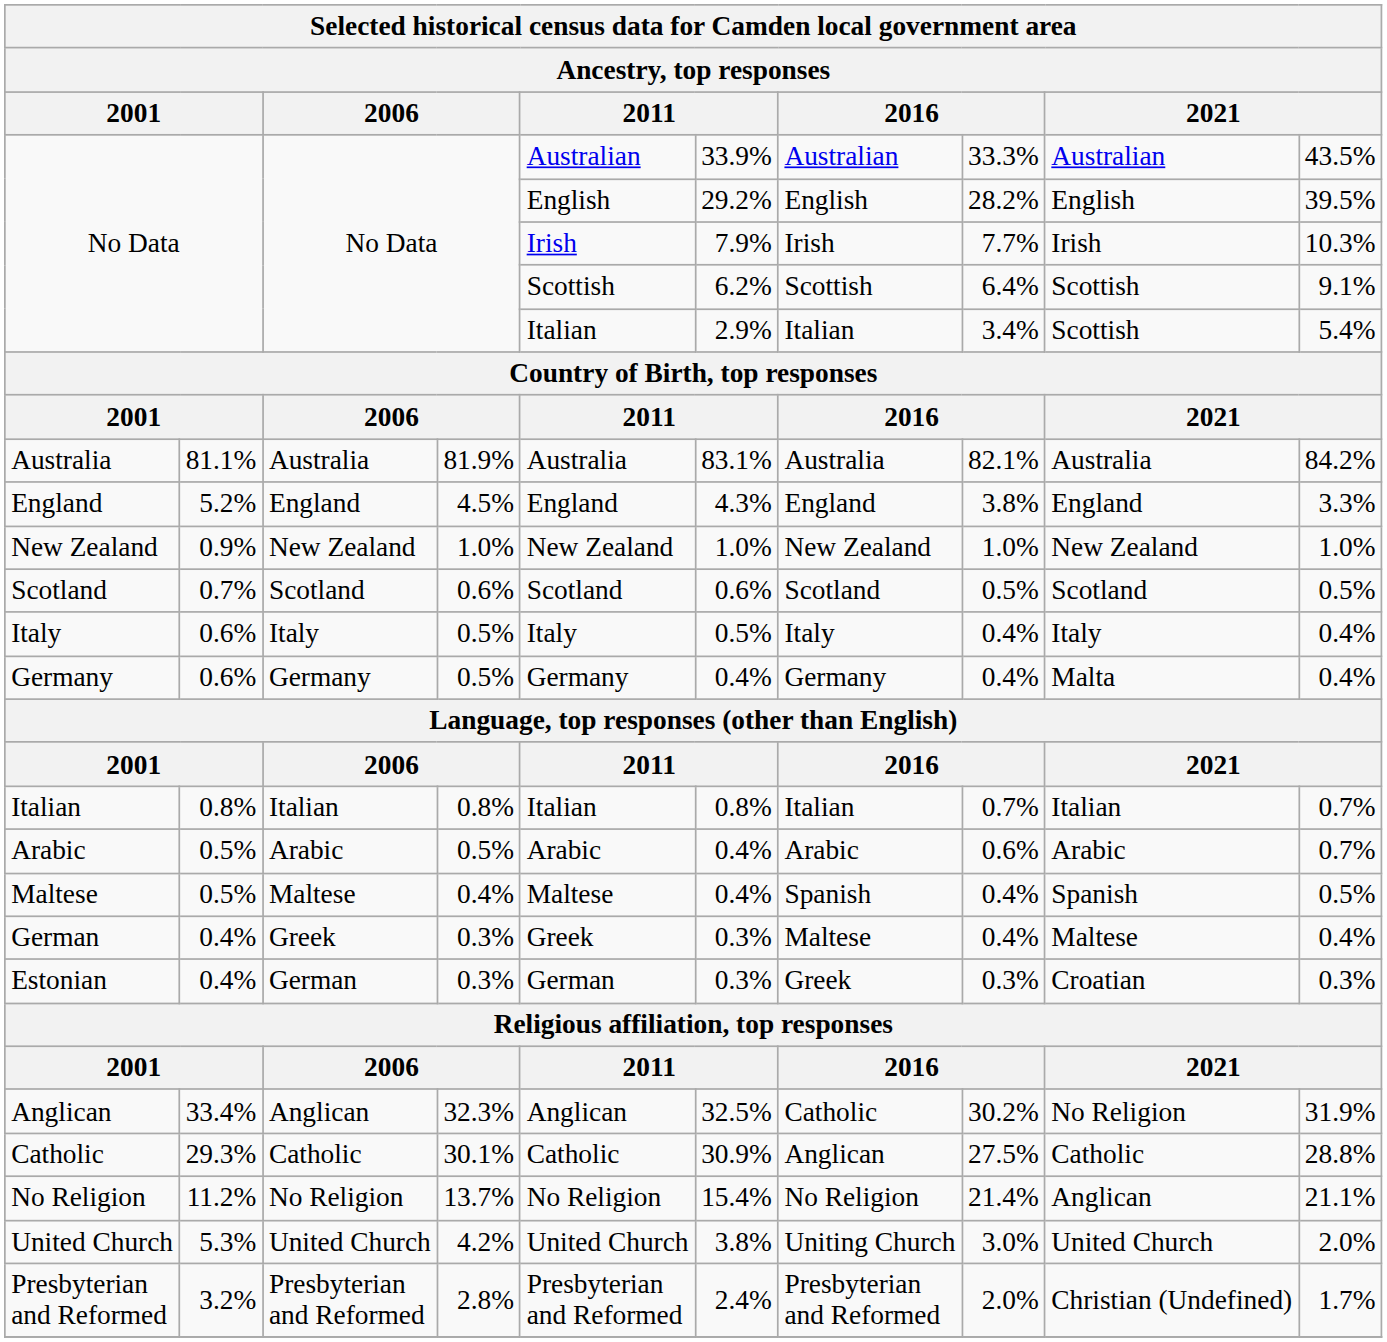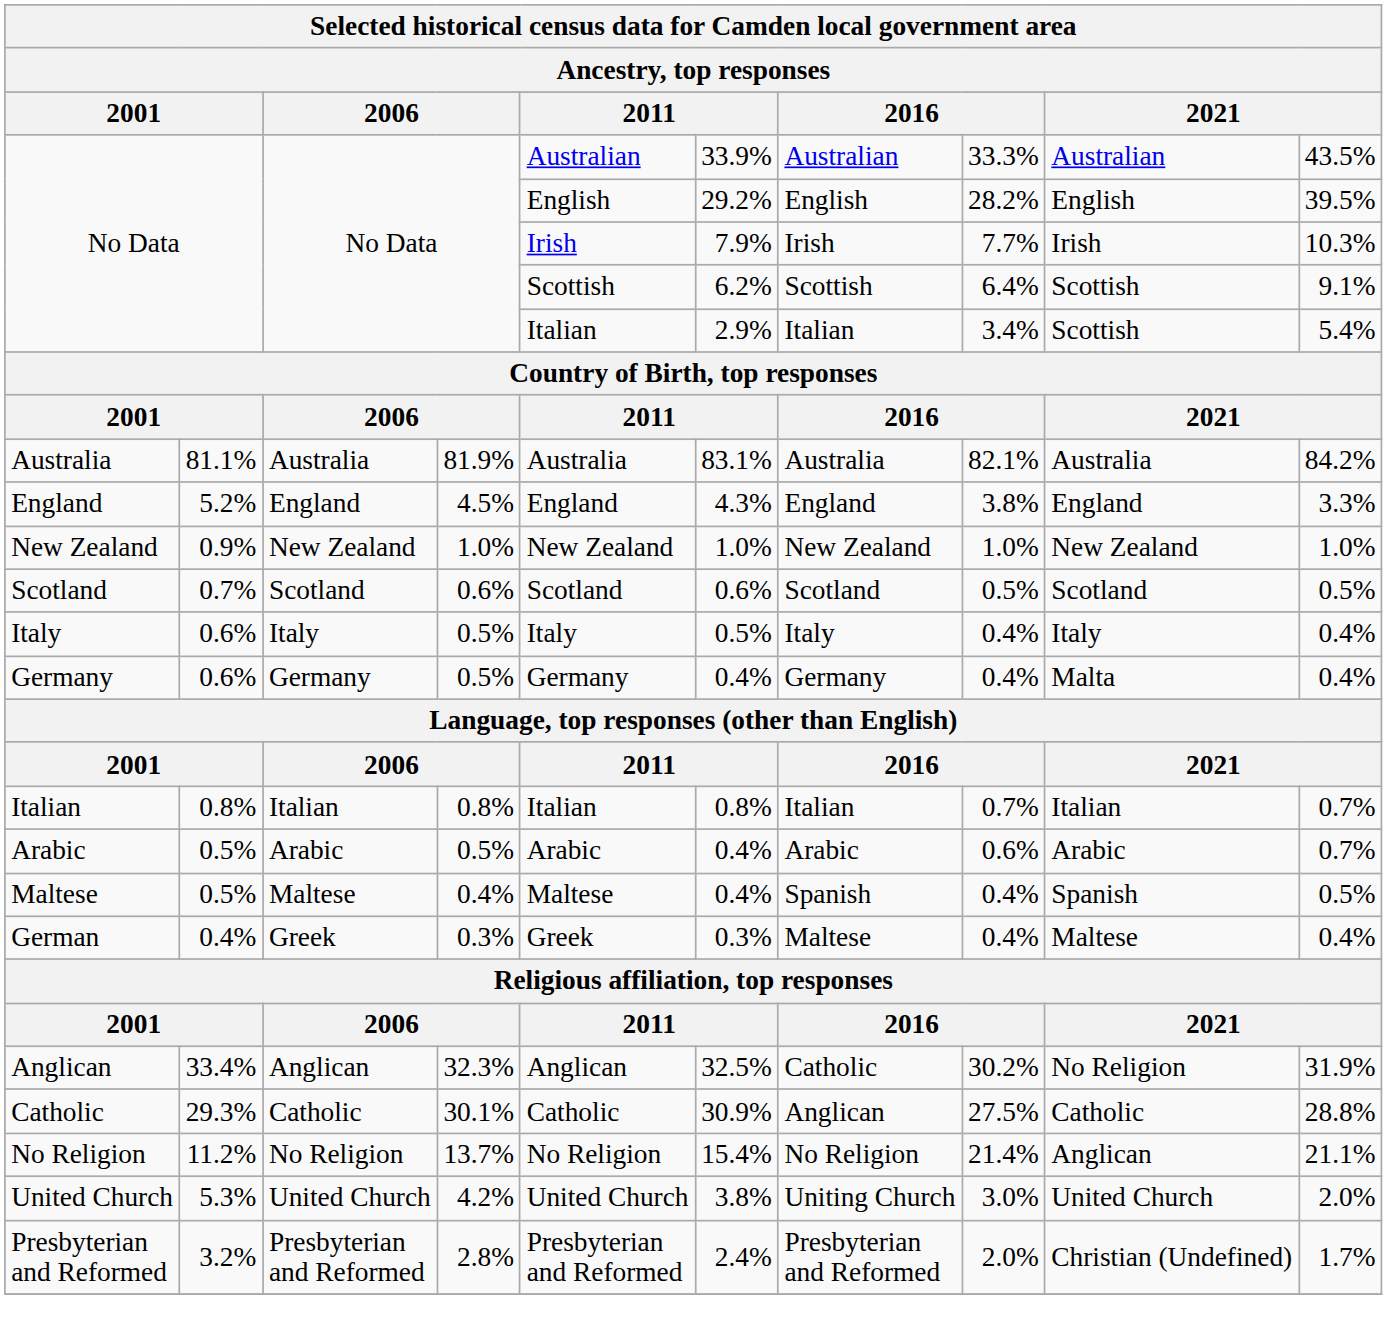- row: (59, 980)
